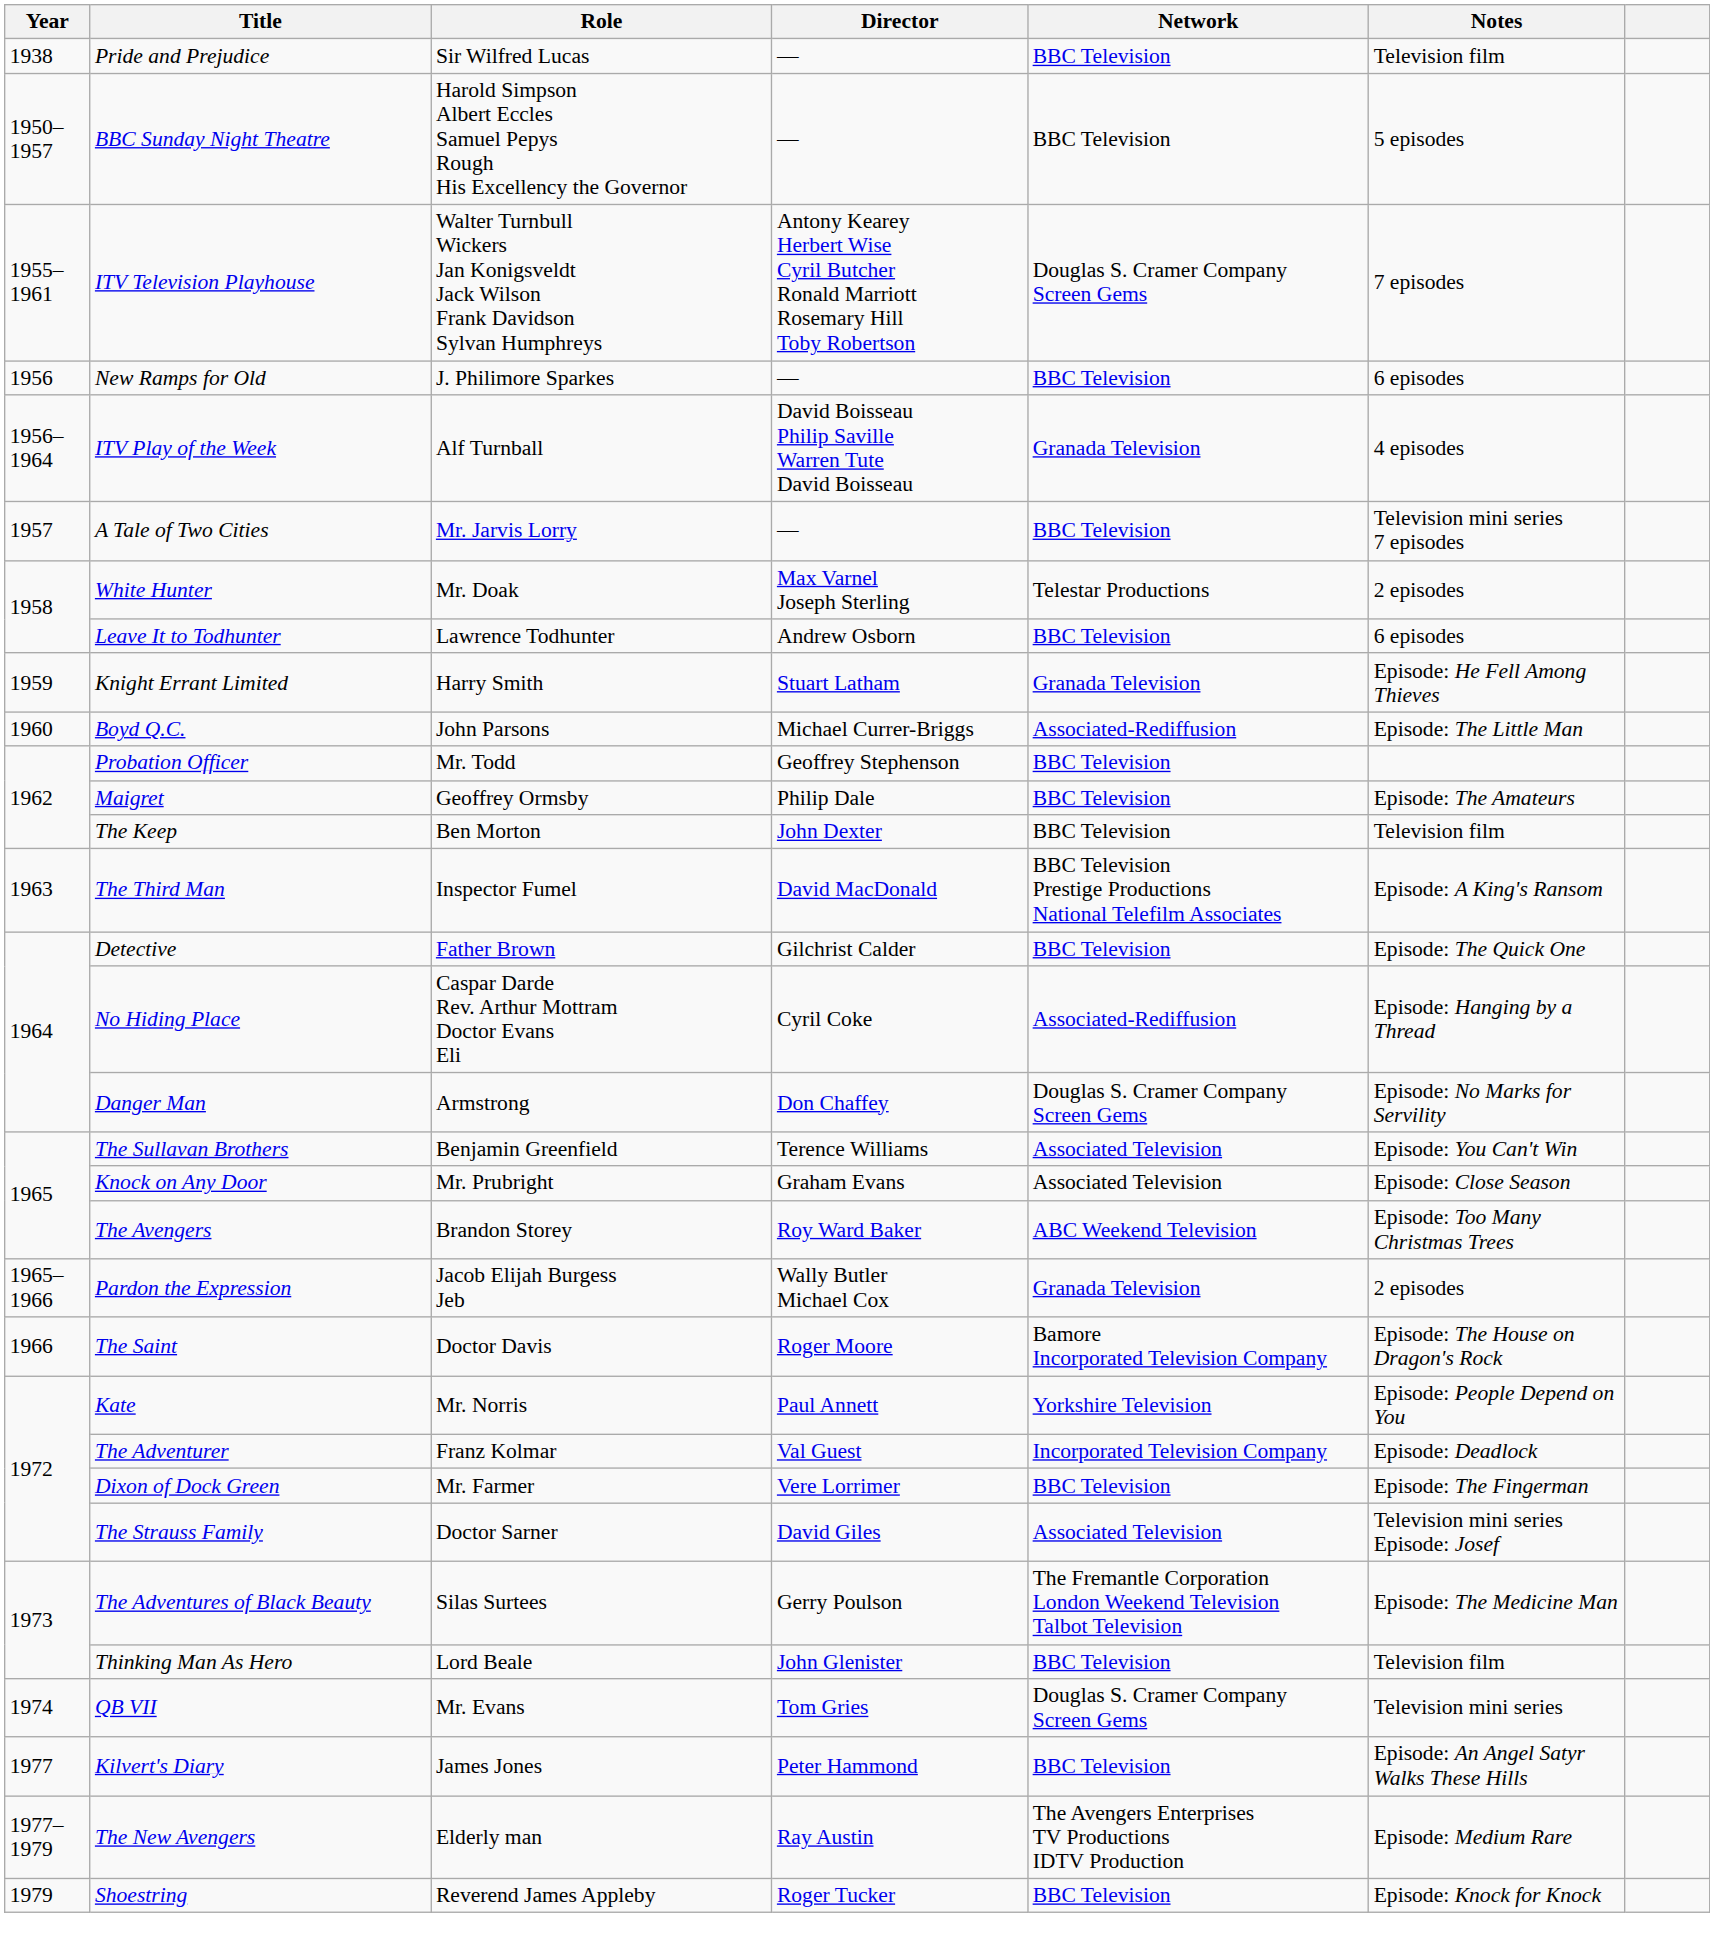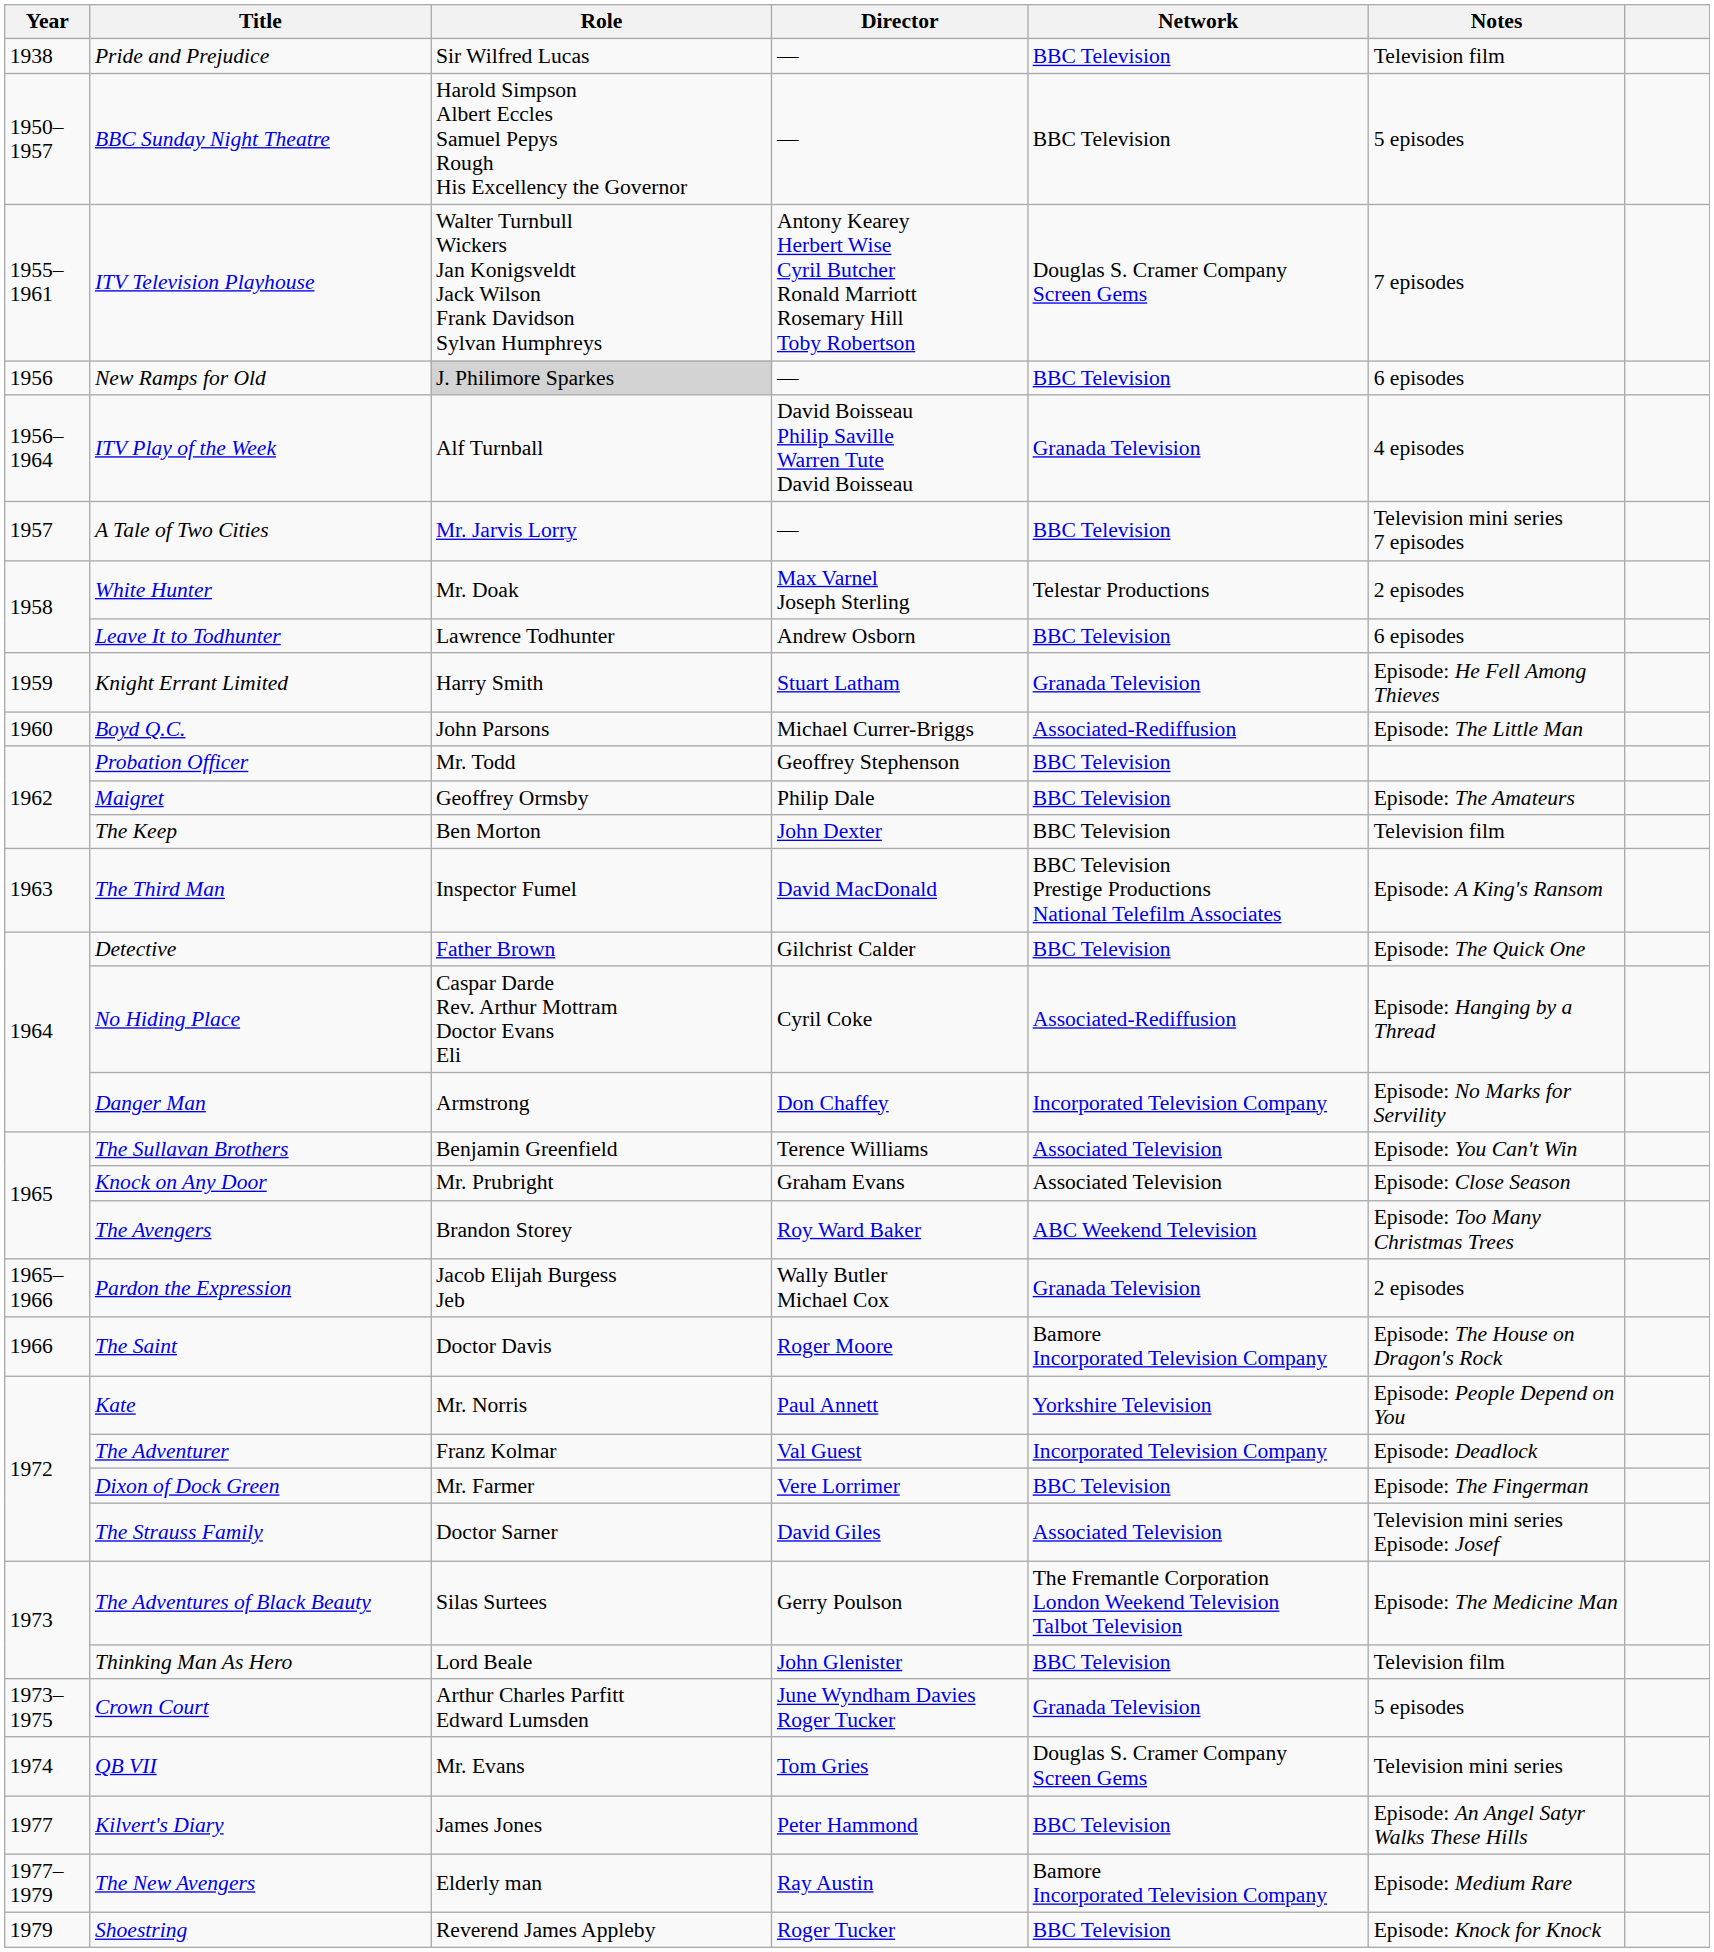(525, 377) no background -> (525, 377) lightgrey background
(1160, 1102) Douglas S. Cramer Company Screen Gems -> (1180, 1102) Incorporated Television Company
+ row: (152, 1707)
(1143, 1836) The Avengers Enterprises TV Productions IDTV Production -> (1180, 1883) Bamore Incorporated Television Company
